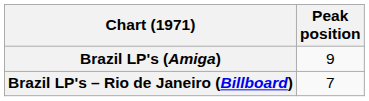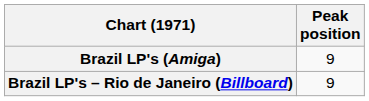(330, 83) 7 -> (330, 83) 9
